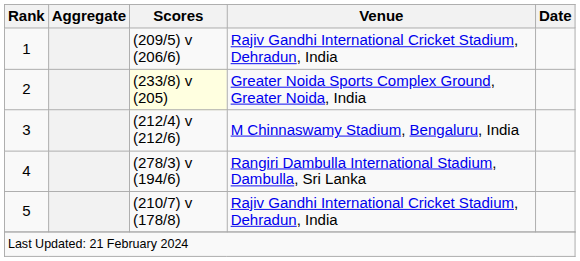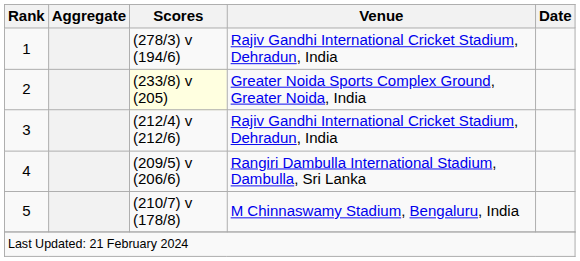(163, 48) (209/5) v (206/6) -> (163, 48) (278/3) v (194/6)
(375, 130) M Chinnaswamy Stadium, Bengaluru, India -> (374, 130) Rajiv Gandhi International Cricket Stadium, Dehradun, India
(163, 171) (278/3) v (194/6) -> (163, 171) (209/5) v (206/6)
(374, 211) Rajiv Gandhi International Cricket Stadium, Dehradun, India -> (375, 211) M Chinnaswamy Stadium, Bengaluru, India
